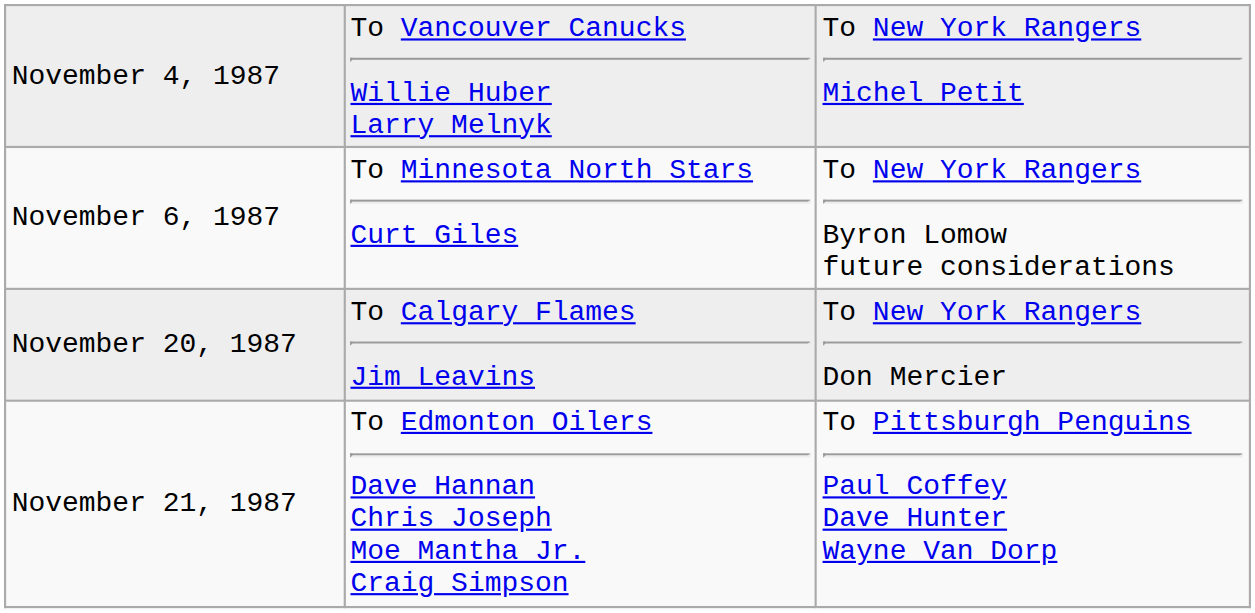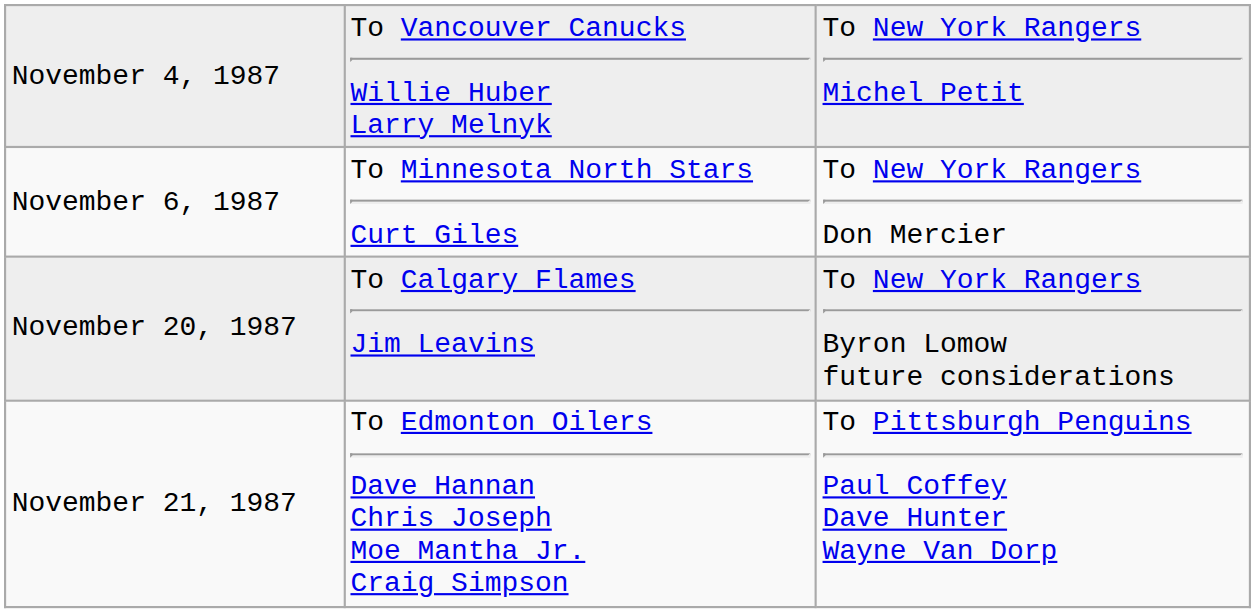(1033, 219) To New York Rangers Byron Lomow future considerations -> (1033, 202) To New York Rangers Don Mercier
(1033, 345) To New York Rangers Don Mercier -> (1033, 329) To New York Rangers Byron Lomow future considerations
